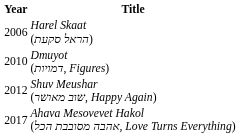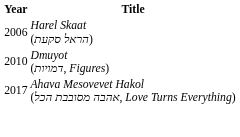- row: (94, 90)
